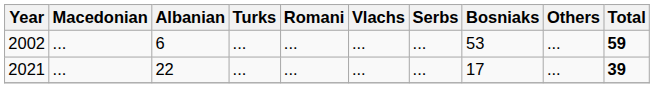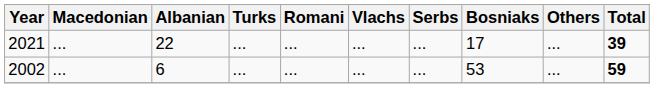rows swapped: (27, 43) <-> (27, 69)
